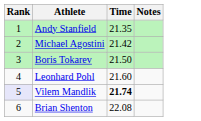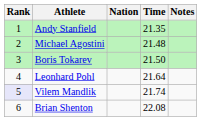+ column: (124, 12)
(121, 44) 21.42 -> (154, 44) 21.48
(121, 76) 21.60 -> (154, 76) 21.64
(121, 92) bold -> (154, 92) normal
